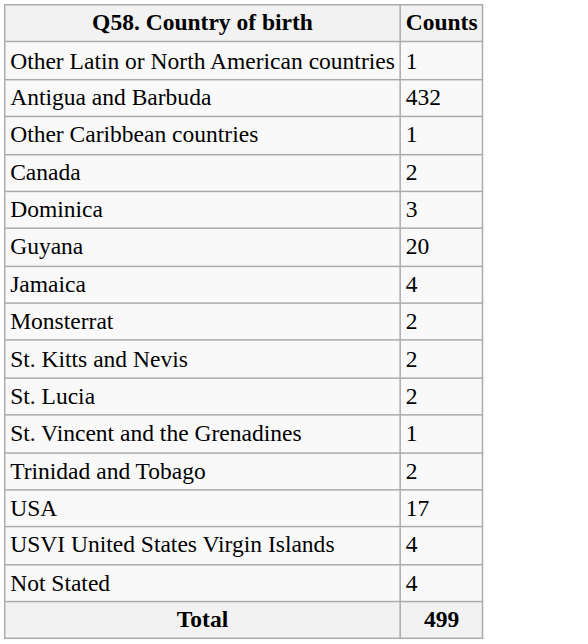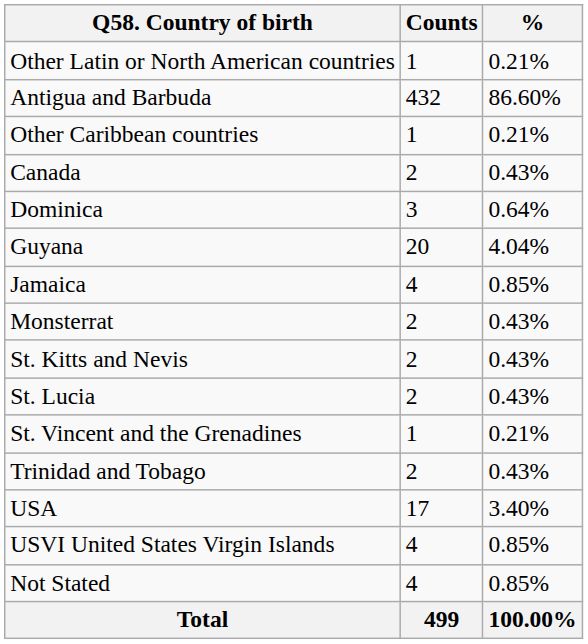+ column: (533, 23)
